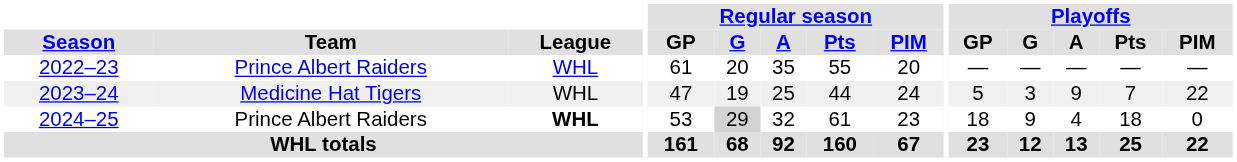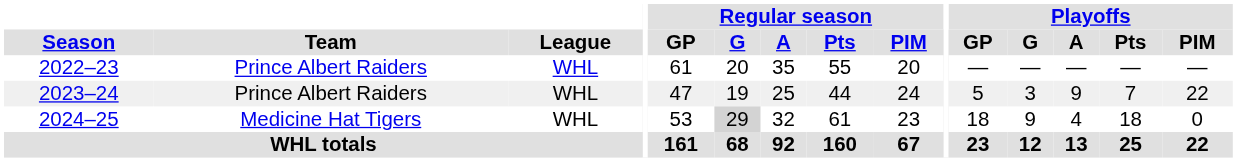(331, 93) Medicine Hat Tigers -> (331, 93) Prince Albert Raiders
(331, 119) Prince Albert Raiders -> (331, 119) Medicine Hat Tigers
(575, 119) bold -> (575, 119) normal
